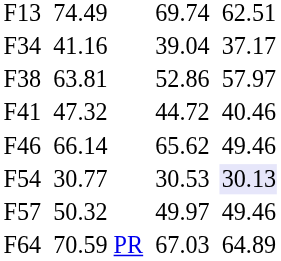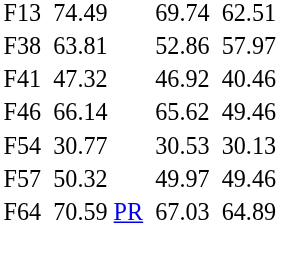- row: (22, 46)
(182, 112) 44.72 -> (182, 79) 46.92
(249, 178) lavender background -> (249, 145) no background
